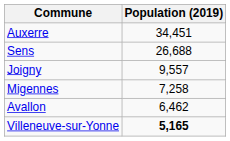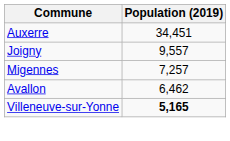- row: (21, 51)
(174, 88) 7,258 -> (174, 70) 7,257
